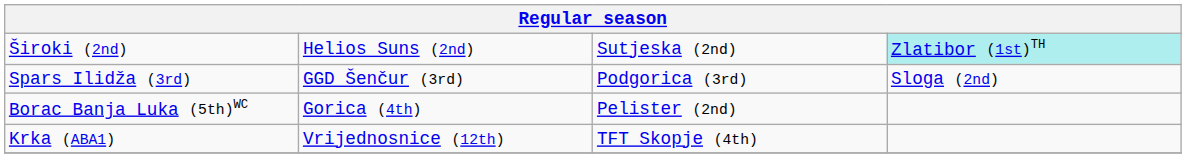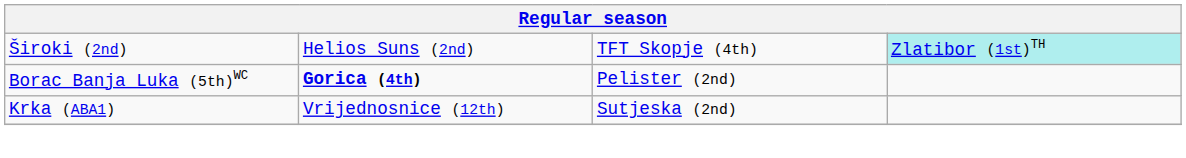(667, 49) Sutjeska (2nd) -> (677, 49) TFT Skopje (4th)
- row: (100, 79)
(362, 109) normal -> (362, 80) bold
(677, 139) TFT Skopje (4th) -> (667, 110) Sutjeska (2nd)
